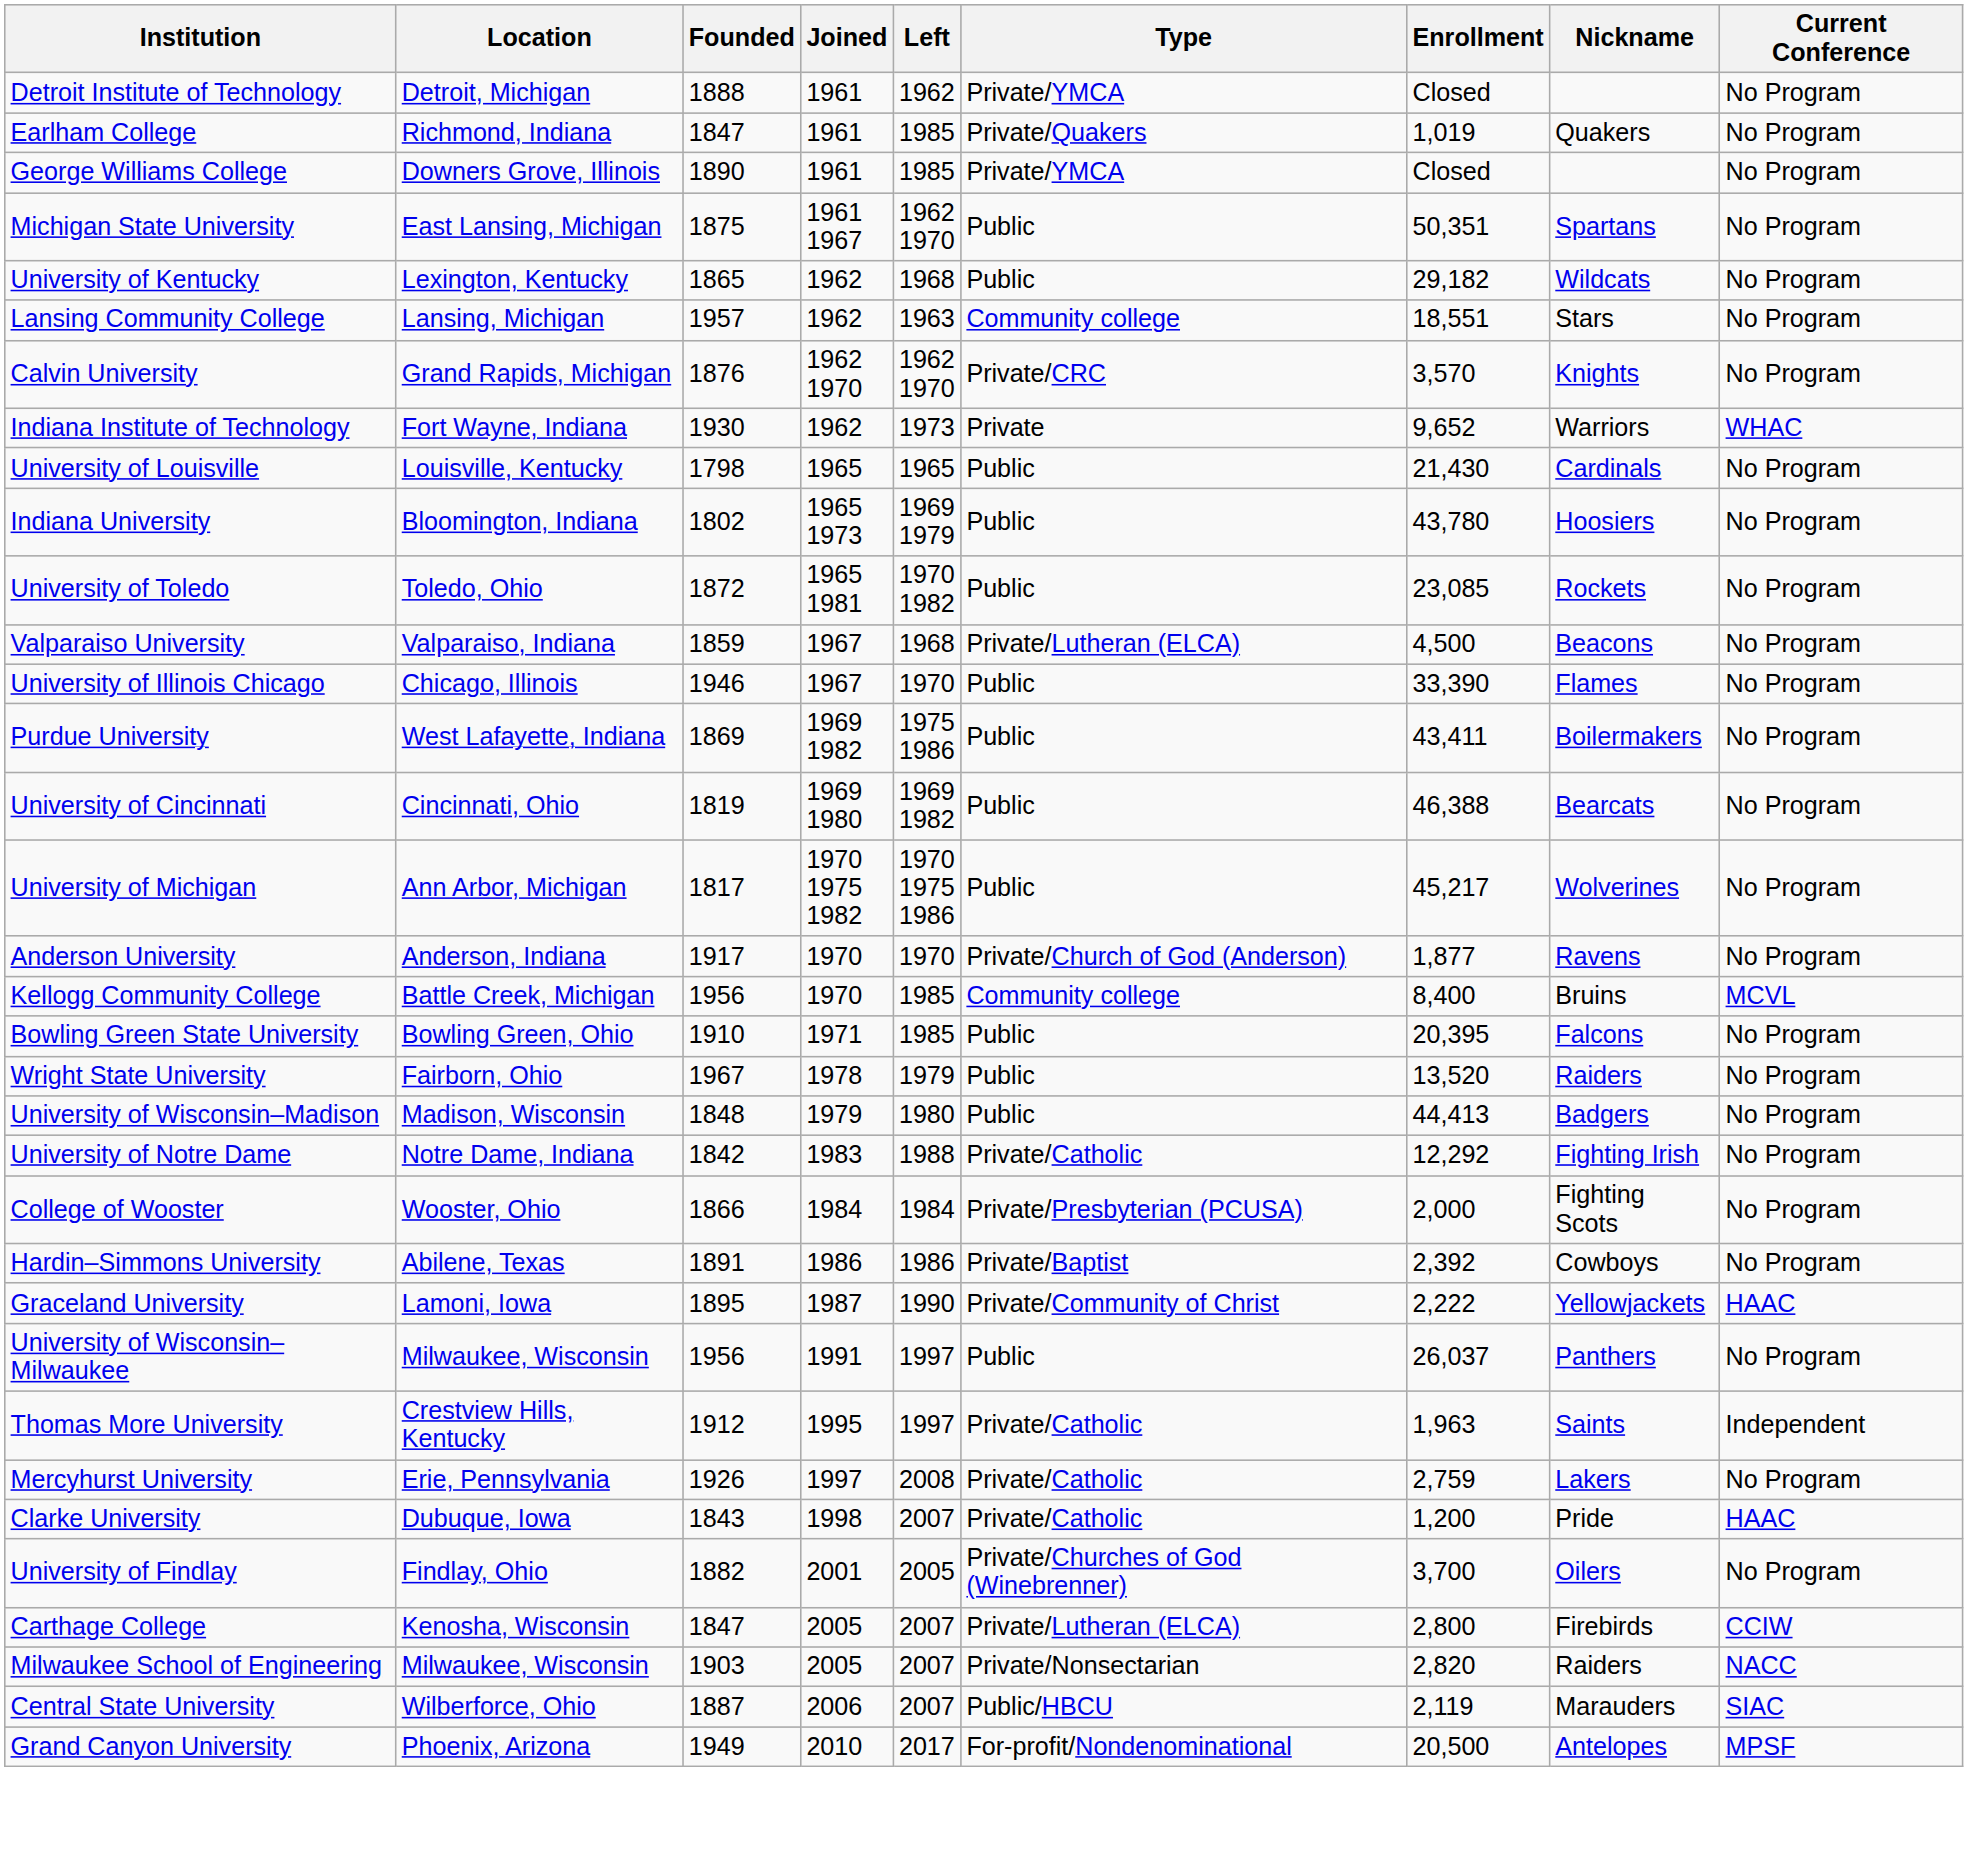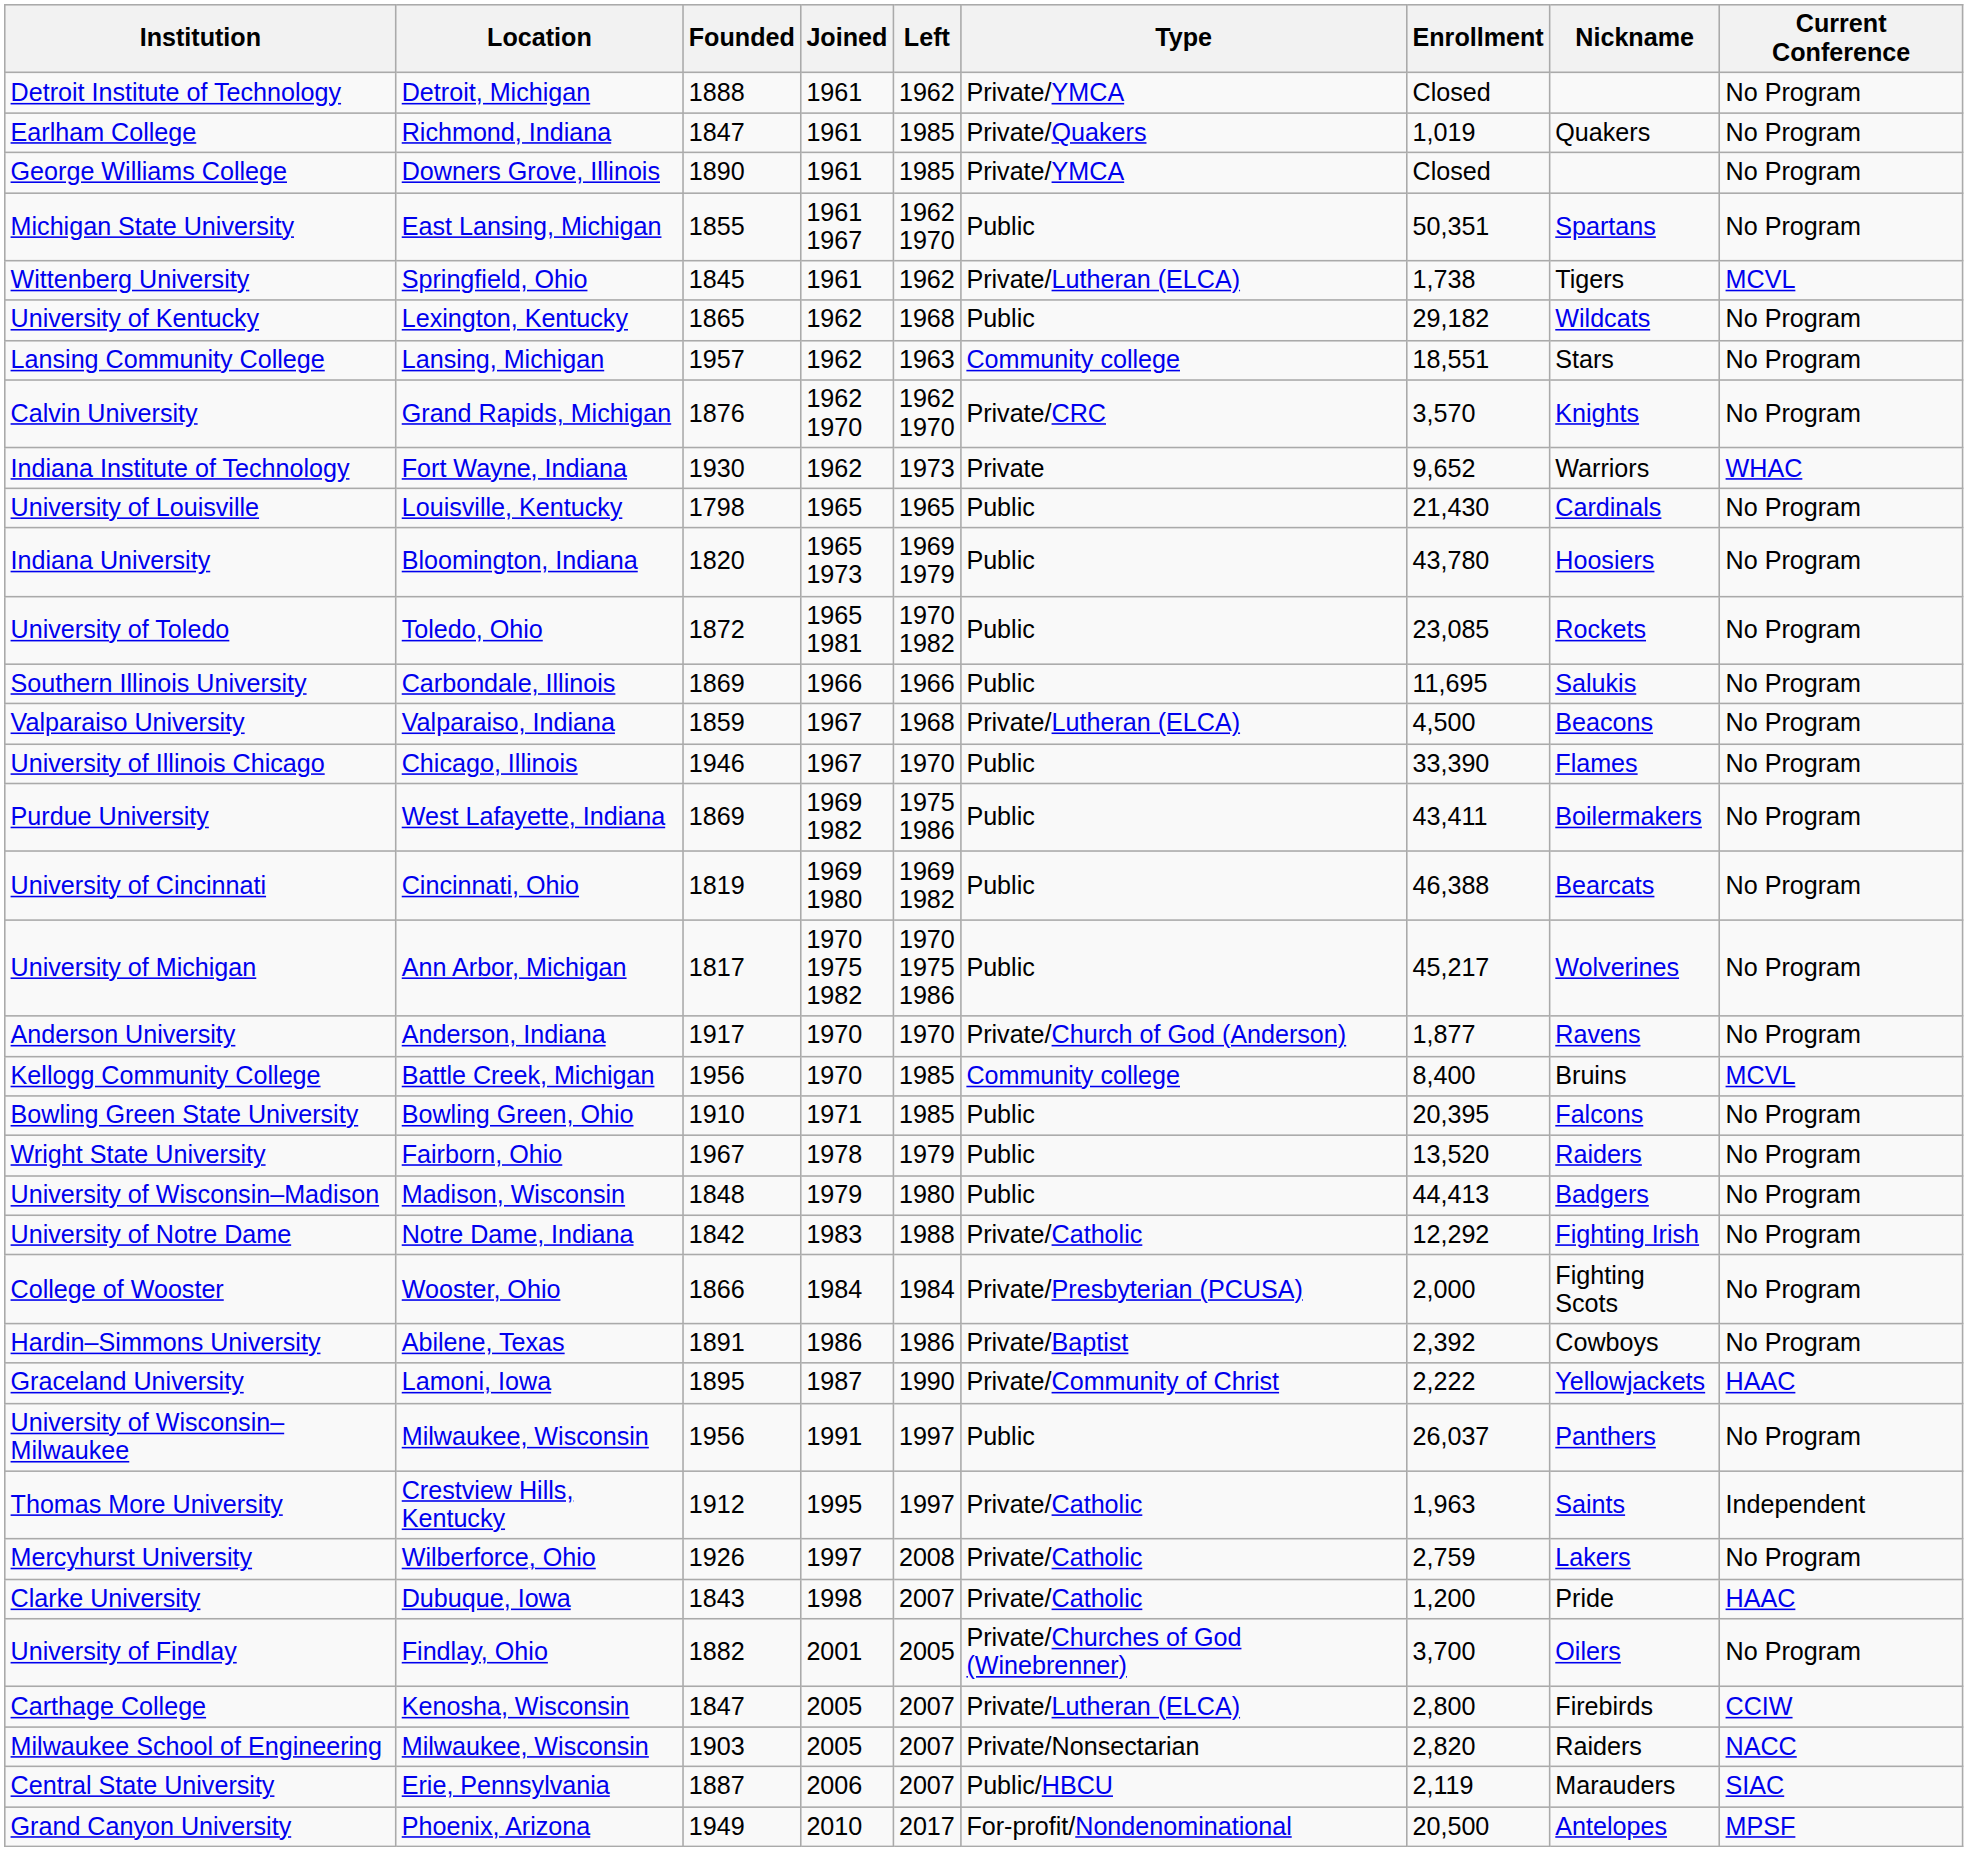(717, 226) 1875 -> (717, 226) 1855
+ row: (130, 280)
(717, 521) 1802 -> (717, 561) 1820
+ row: (159, 683)
(506, 1479) Erie, Pennsylvania -> (499, 1558) Wilberforce, Ohio
(499, 1706) Wilberforce, Ohio -> (506, 1786) Erie, Pennsylvania
